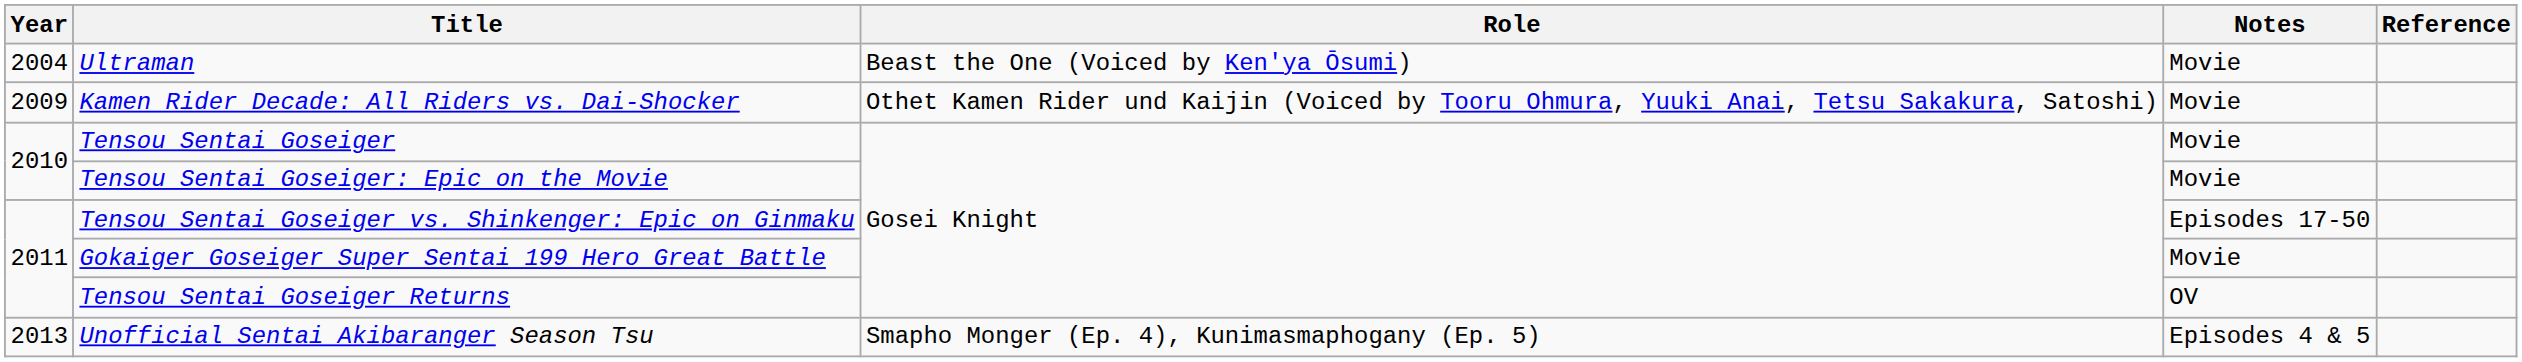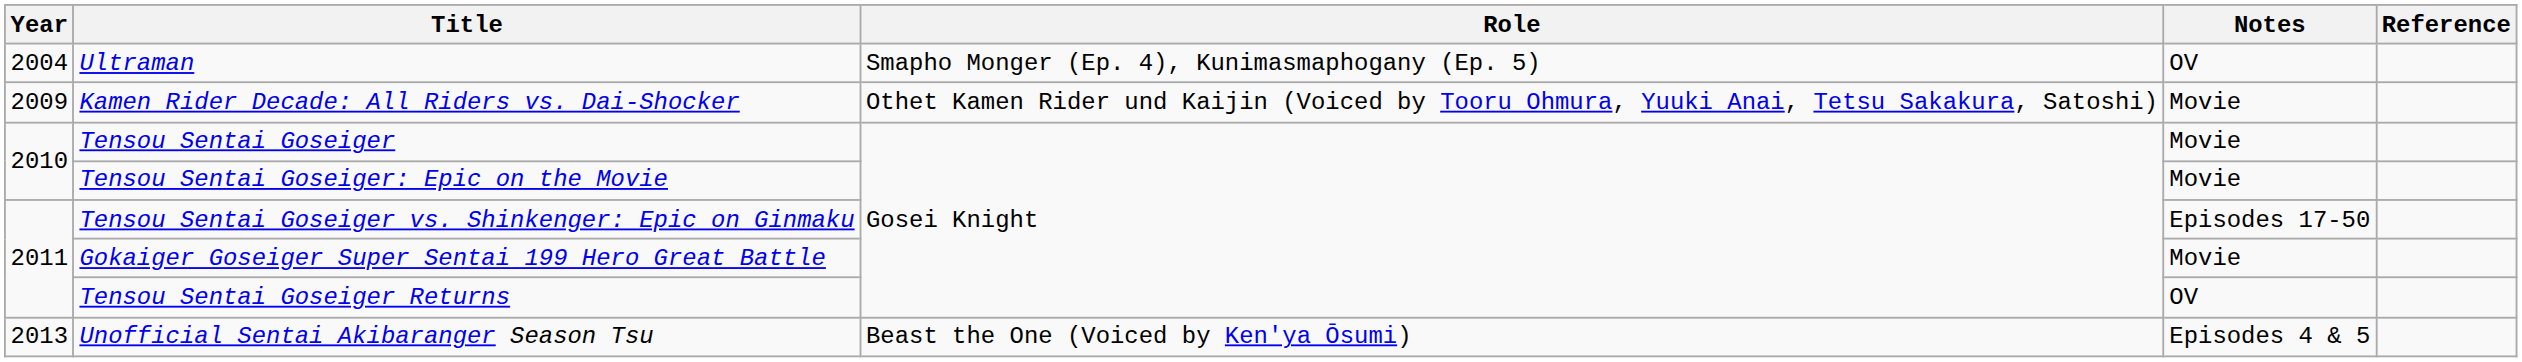(1139, 63) Beast the One (Voiced by Ken'ya Ōsumi) -> (1203, 63) Smapho Monger (Ep. 4), Kunimasmaphogany (Ep. 5)
(2205, 63) Movie -> (2184, 63) OV
(1203, 336) Smapho Monger (Ep. 4), Kunimasmaphogany (Ep. 5) -> (1139, 336) Beast the One (Voiced by Ken'ya Ōsumi)
